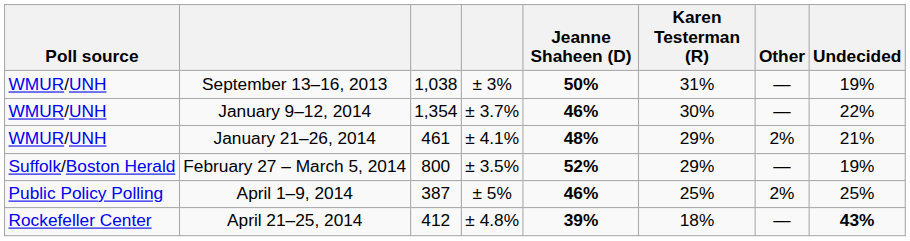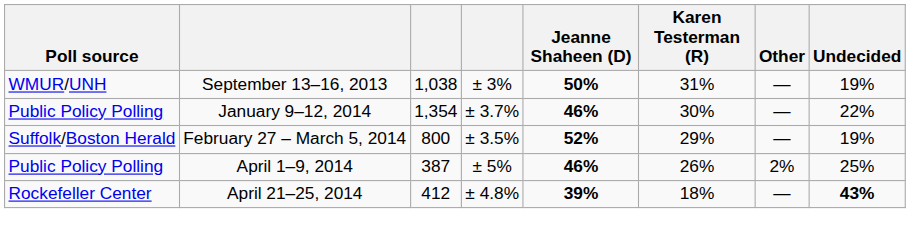(57, 111) WMUR/UNH -> (86, 111) Public Policy Polling
- row: (295, 139)
(697, 194) 25% -> (697, 166) 26%
